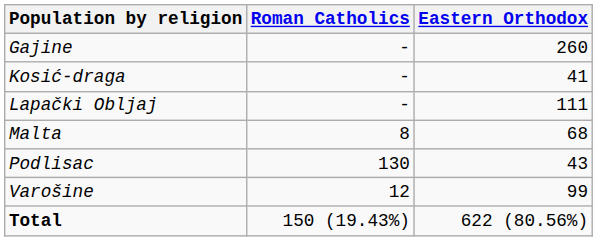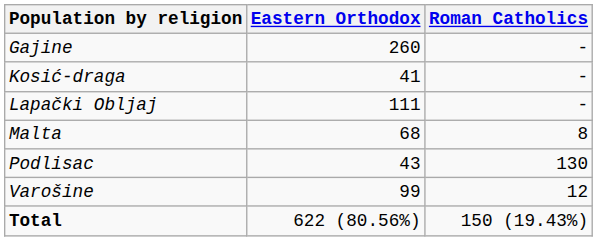columns swapped: (503, 19) <-> (330, 19)
